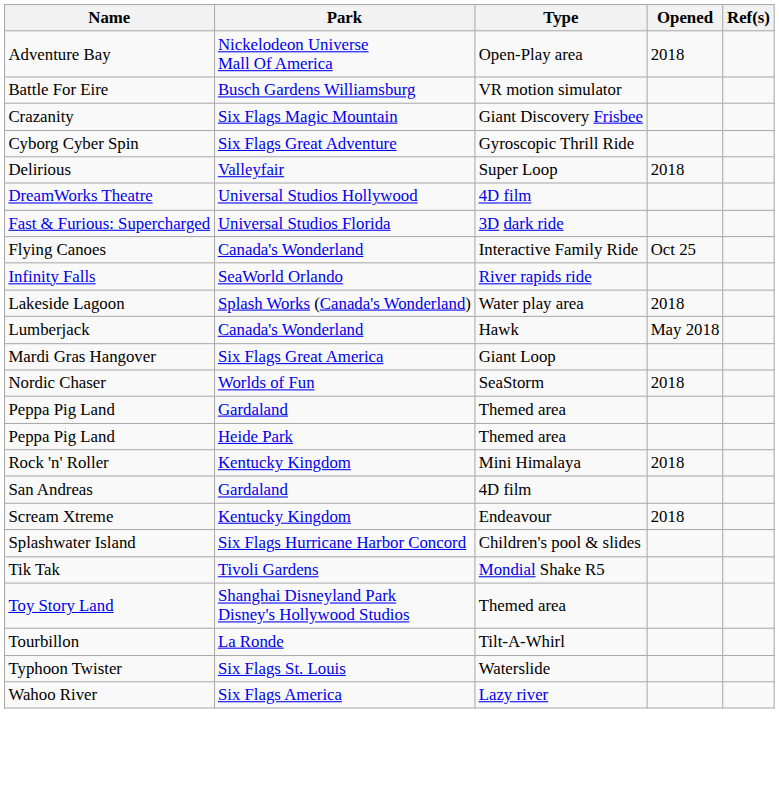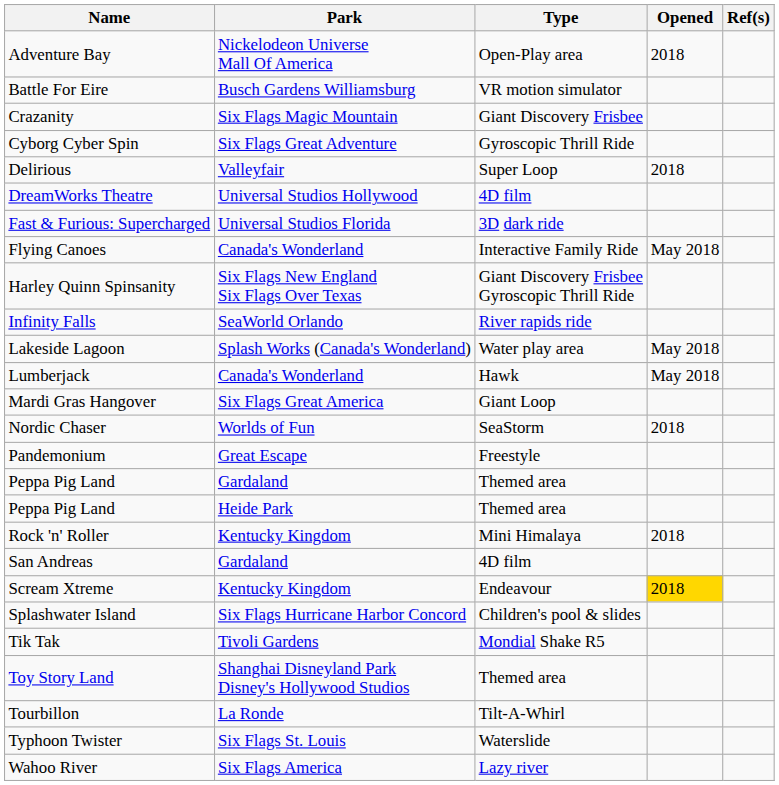(673, 249) Oct 25 -> (685, 249) May 2018
+ row: (92, 285)
(667, 303) 2018 -> (685, 348) May 2018
+ row: (57, 455)
(667, 516) no background -> (667, 588) gold background
